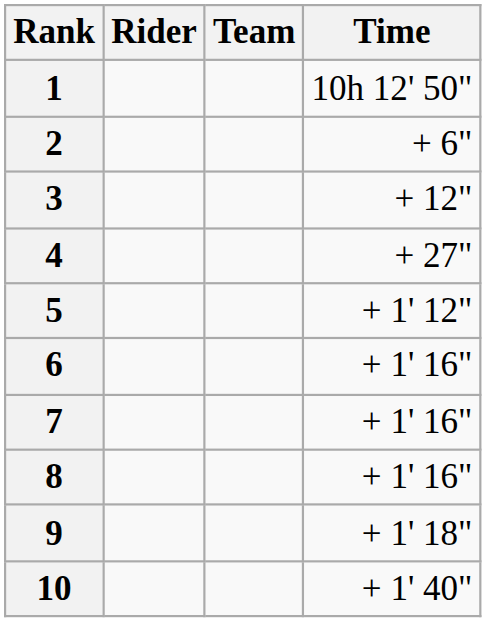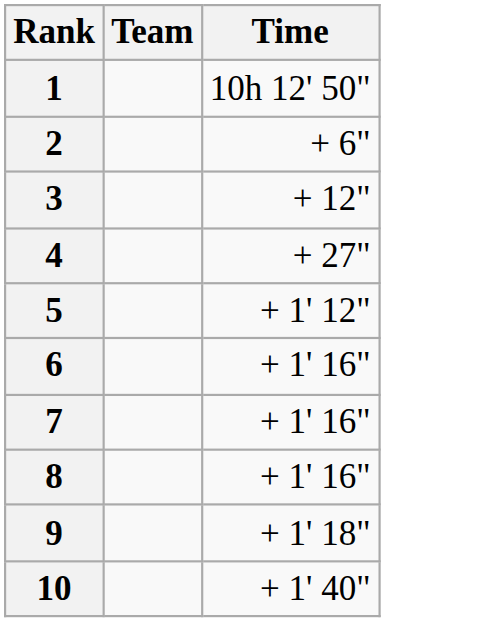- column: (154, 32)
